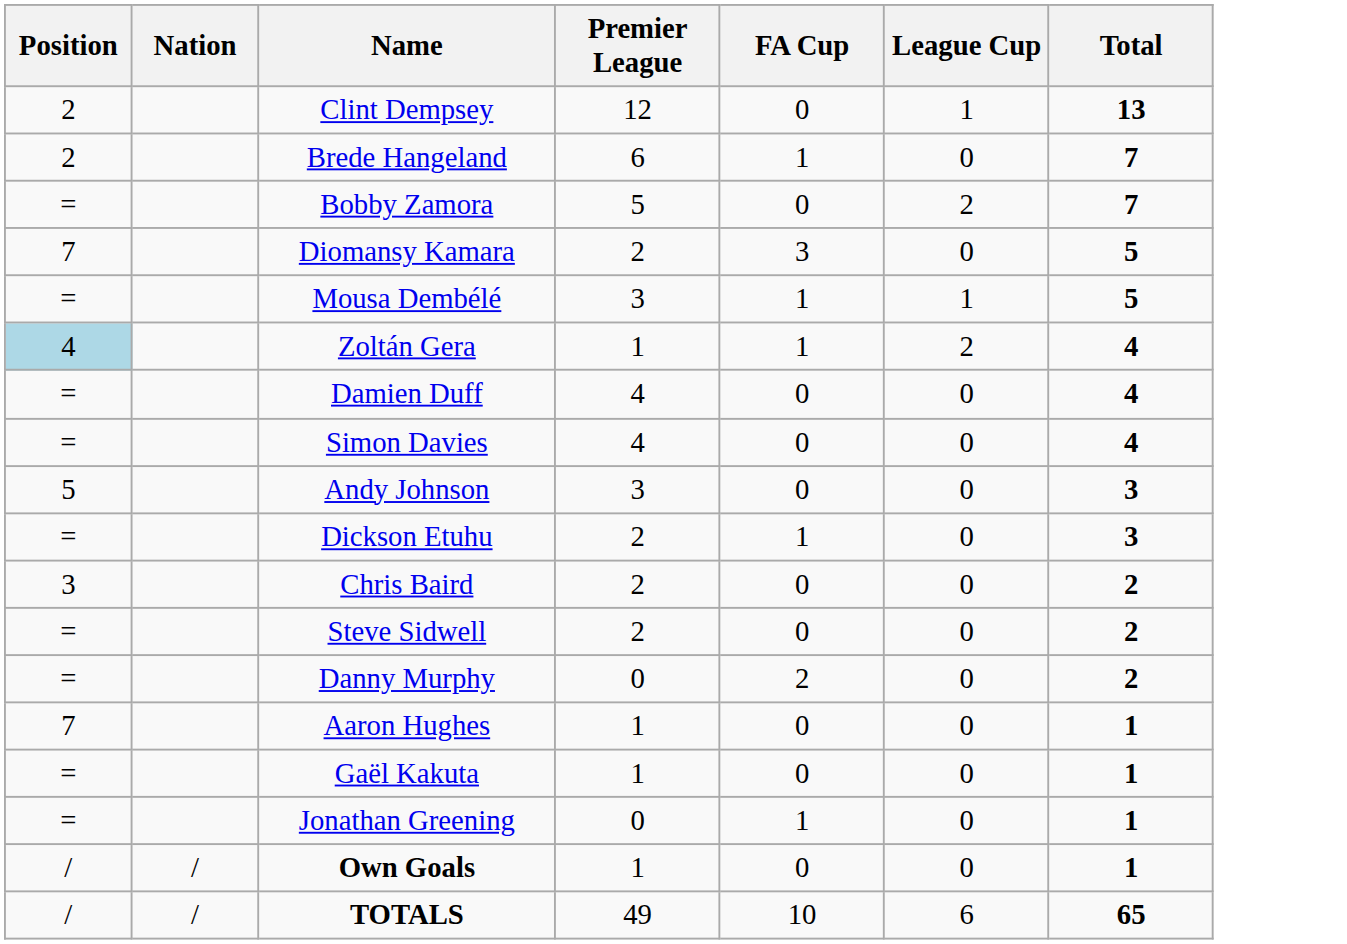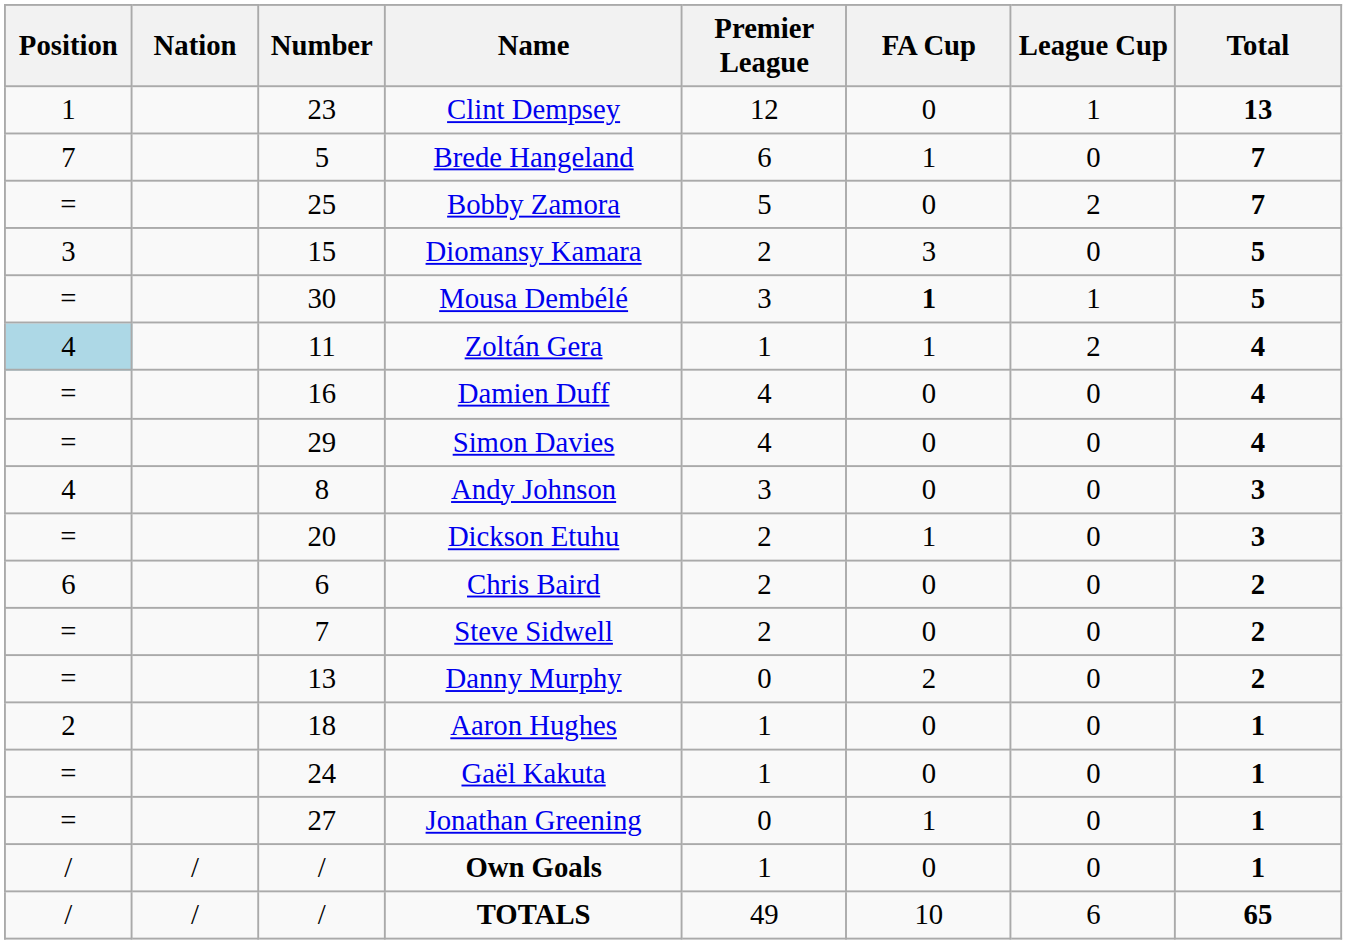+ column: (322, 45)
(68, 109) 2 -> (68, 109) 1
(68, 157) 2 -> (68, 157) 7
(68, 251) 7 -> (68, 251) 3
(802, 299) normal -> (929, 299) bold
(68, 488) 5 -> (68, 488) 4
(68, 583) 3 -> (68, 583) 6
(68, 725) 7 -> (68, 725) 2
